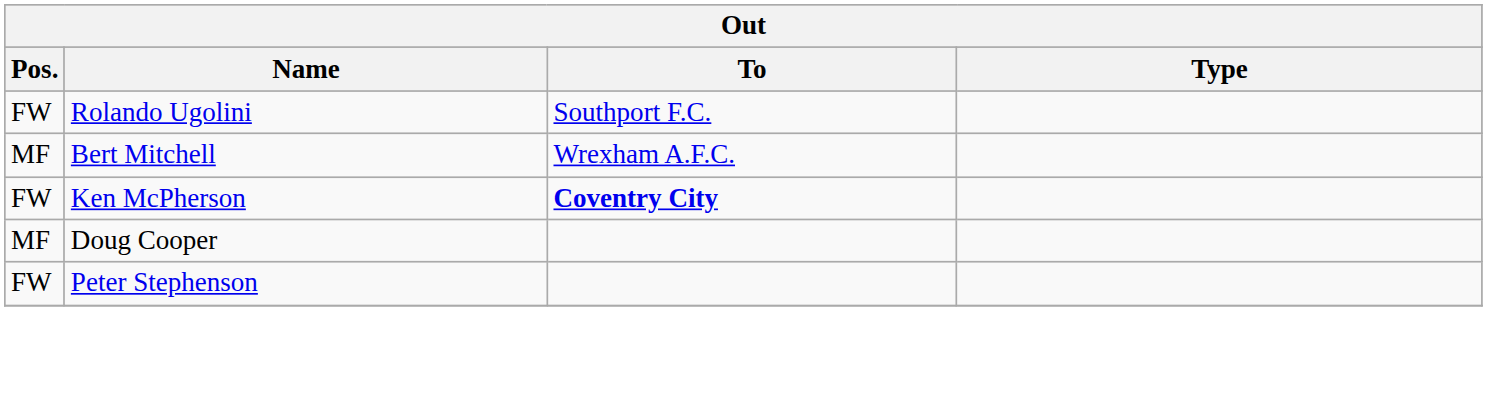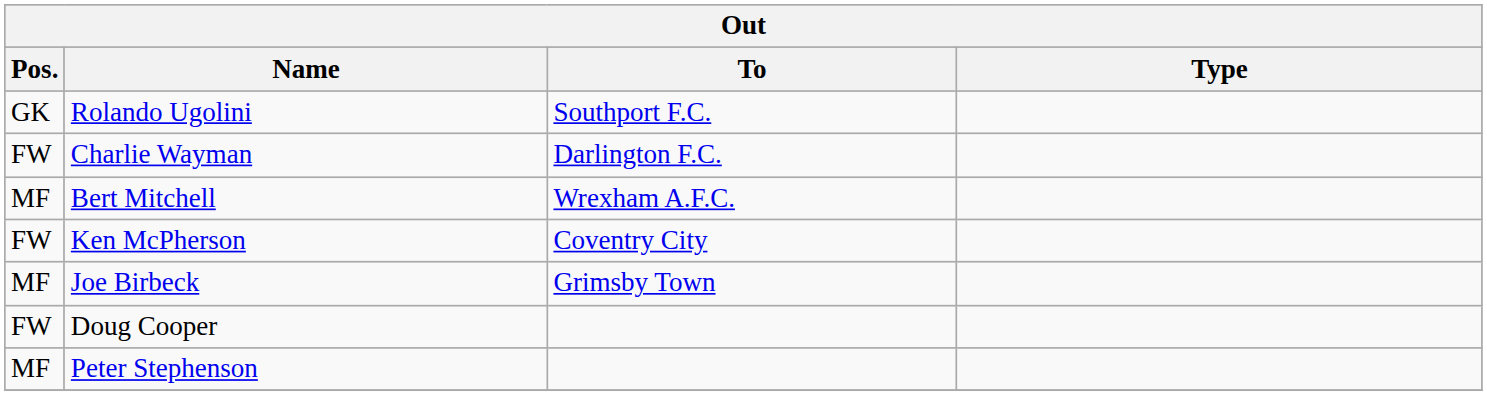(31, 111) FW -> (31, 111) GK
+ row: (162, 154)
(636, 197) bold -> (630, 240) normal
+ row: (135, 283)
(31, 240) MF -> (31, 326) FW
(31, 283) FW -> (31, 369) MF
